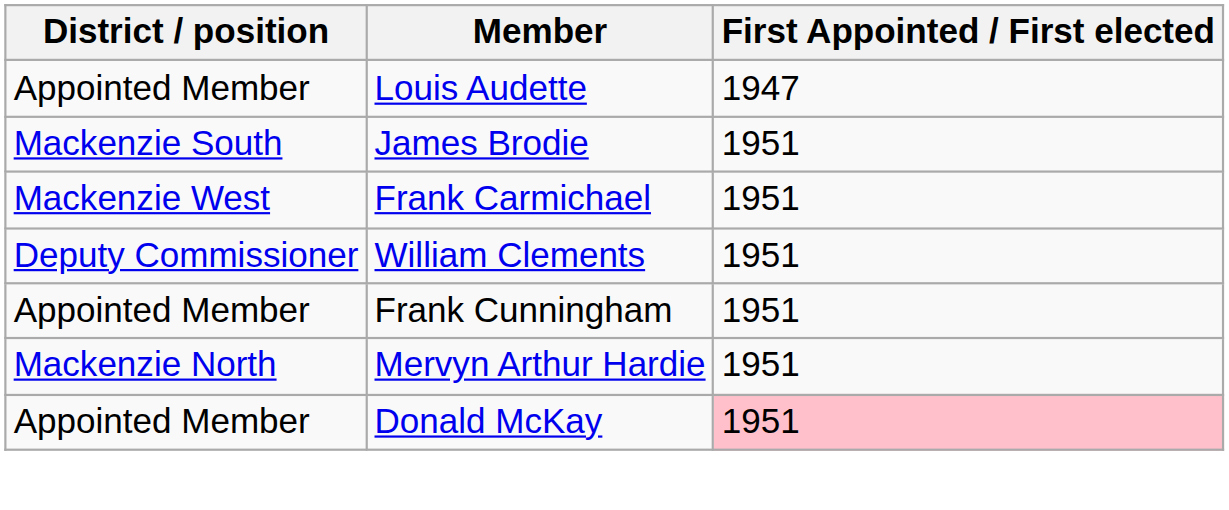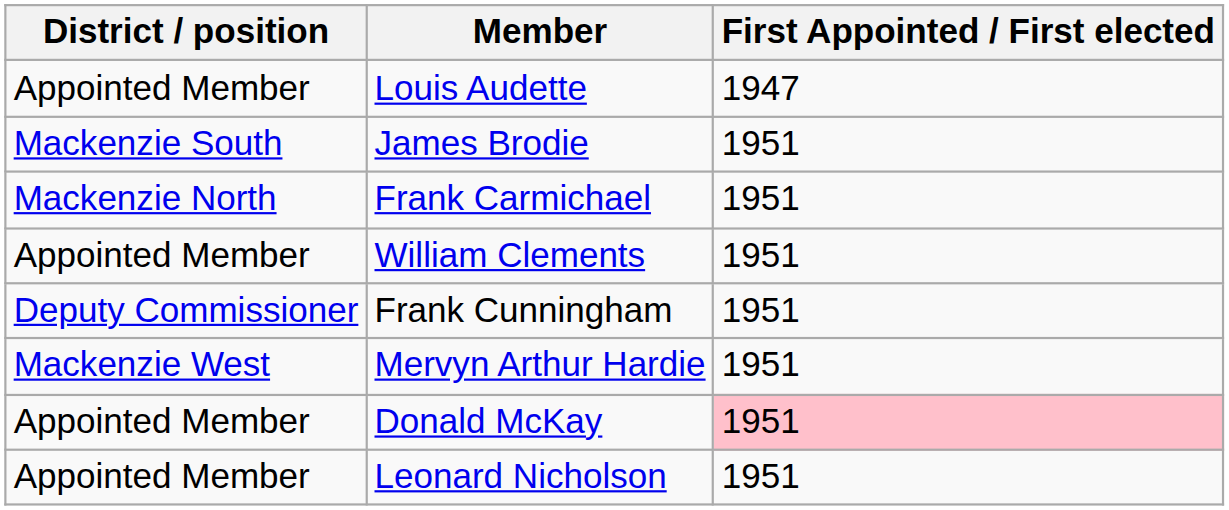(142, 199) Mackenzie West -> (145, 199) Mackenzie North
(186, 254) Deputy Commissioner -> (162, 254) Appointed Member
(162, 310) Appointed Member -> (186, 310) Deputy Commissioner
(145, 365) Mackenzie North -> (142, 365) Mackenzie West
+ row: (521, 476)
